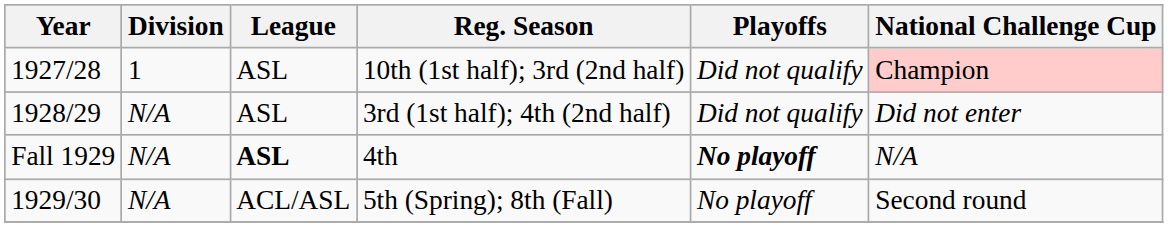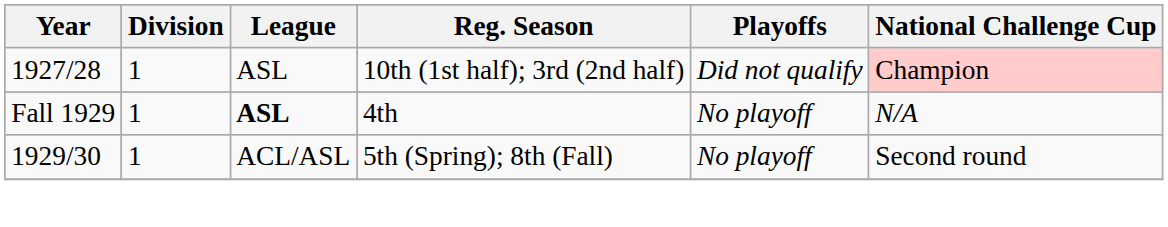- row: (517, 112)
(149, 156) N/A -> (135, 112) 1
(756, 156) bold -> (754, 112) normal
(149, 199) N/A -> (135, 156) 1
